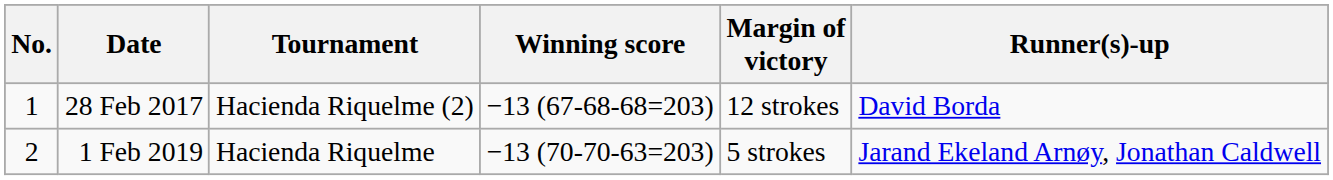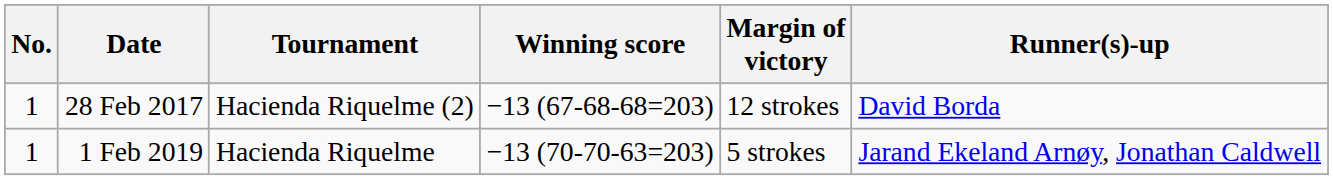(32, 151) 2 -> (32, 151) 1
